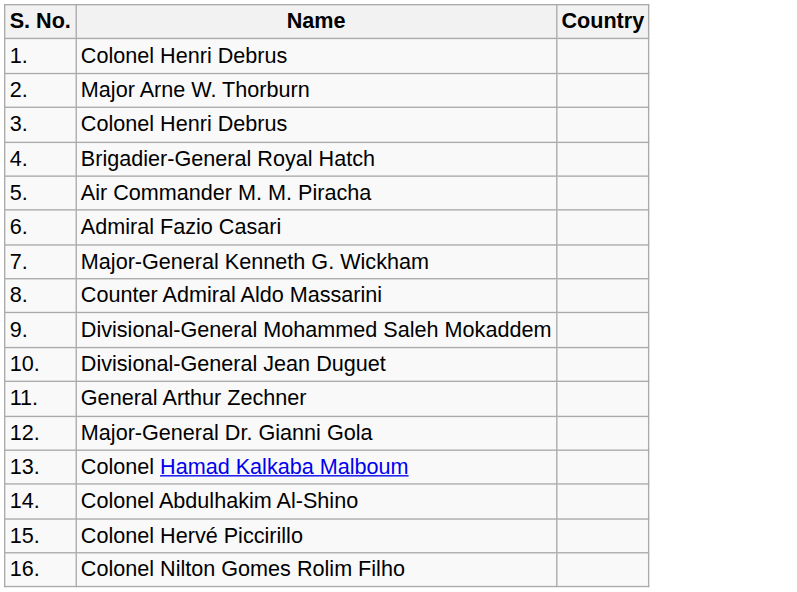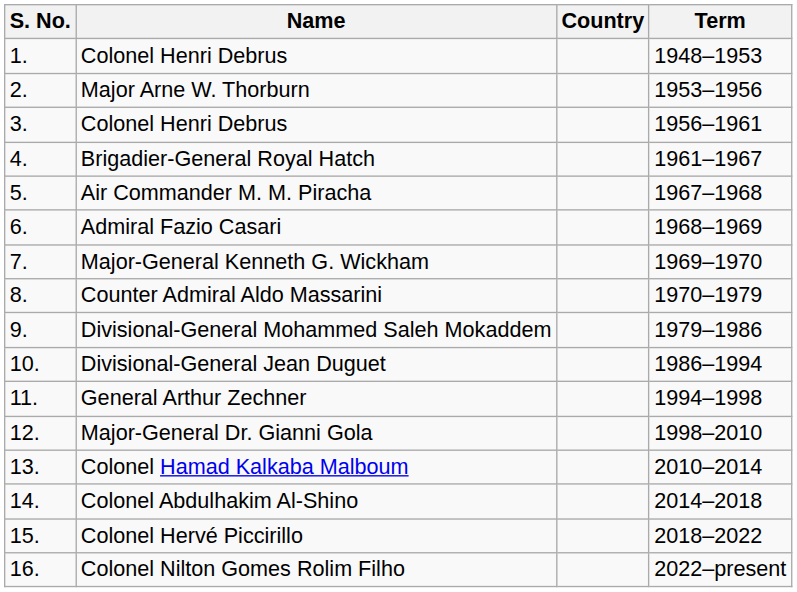+ column: (720, 21)
